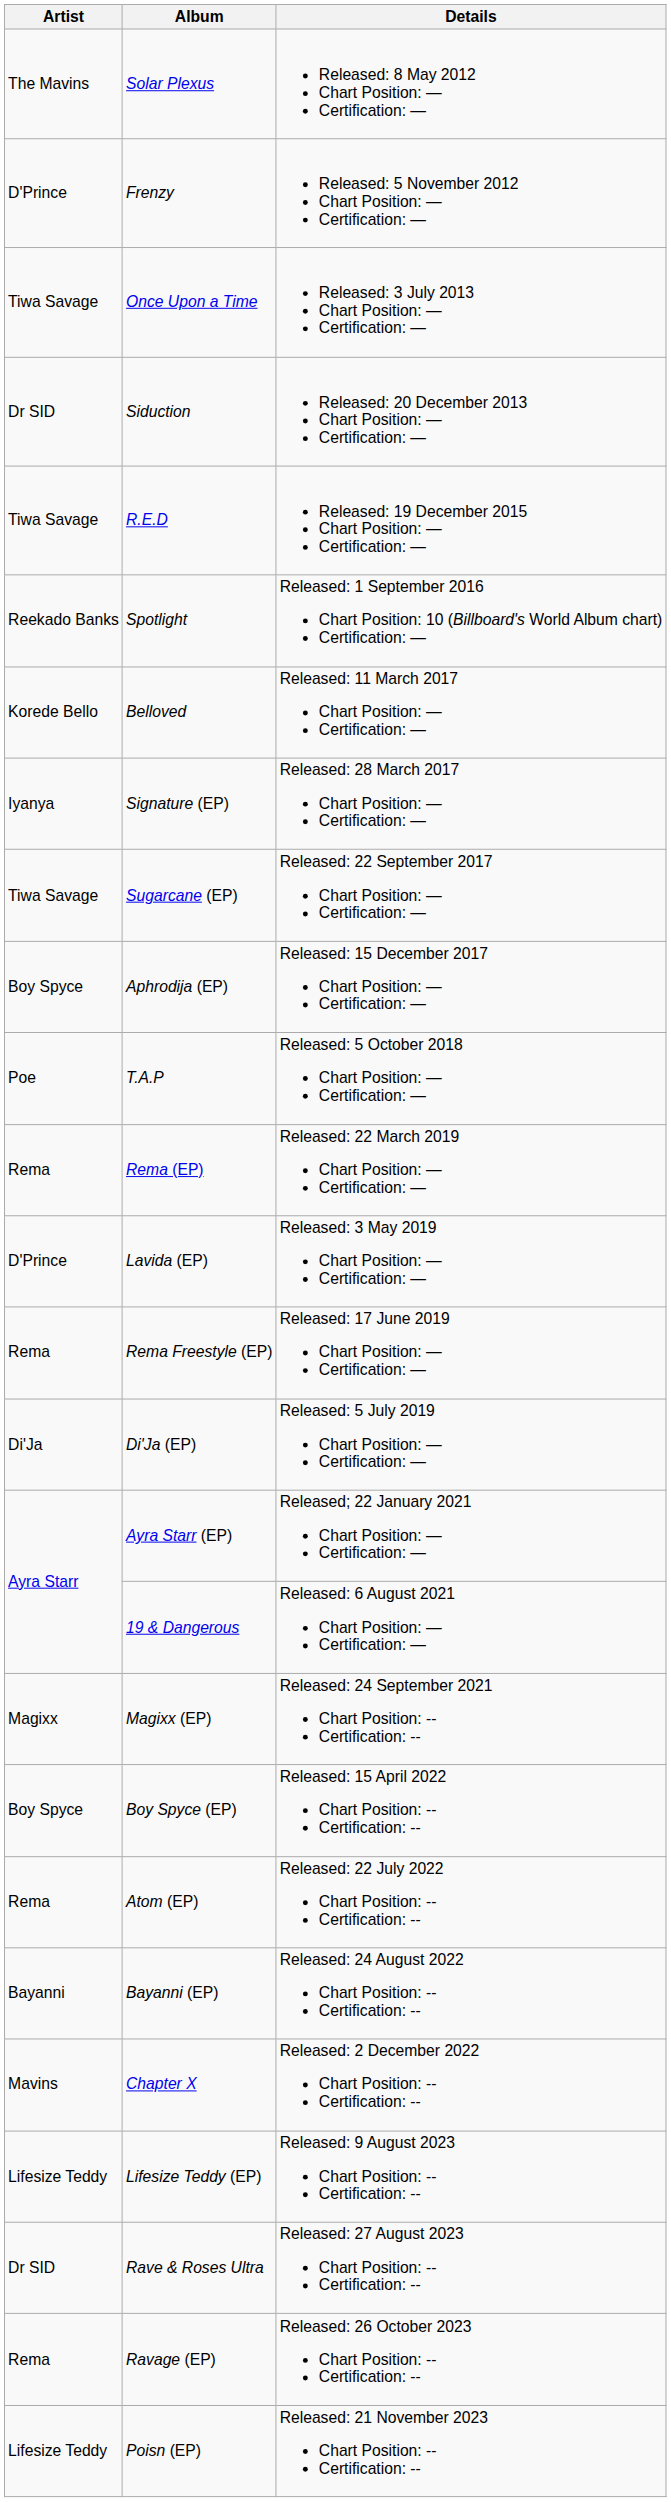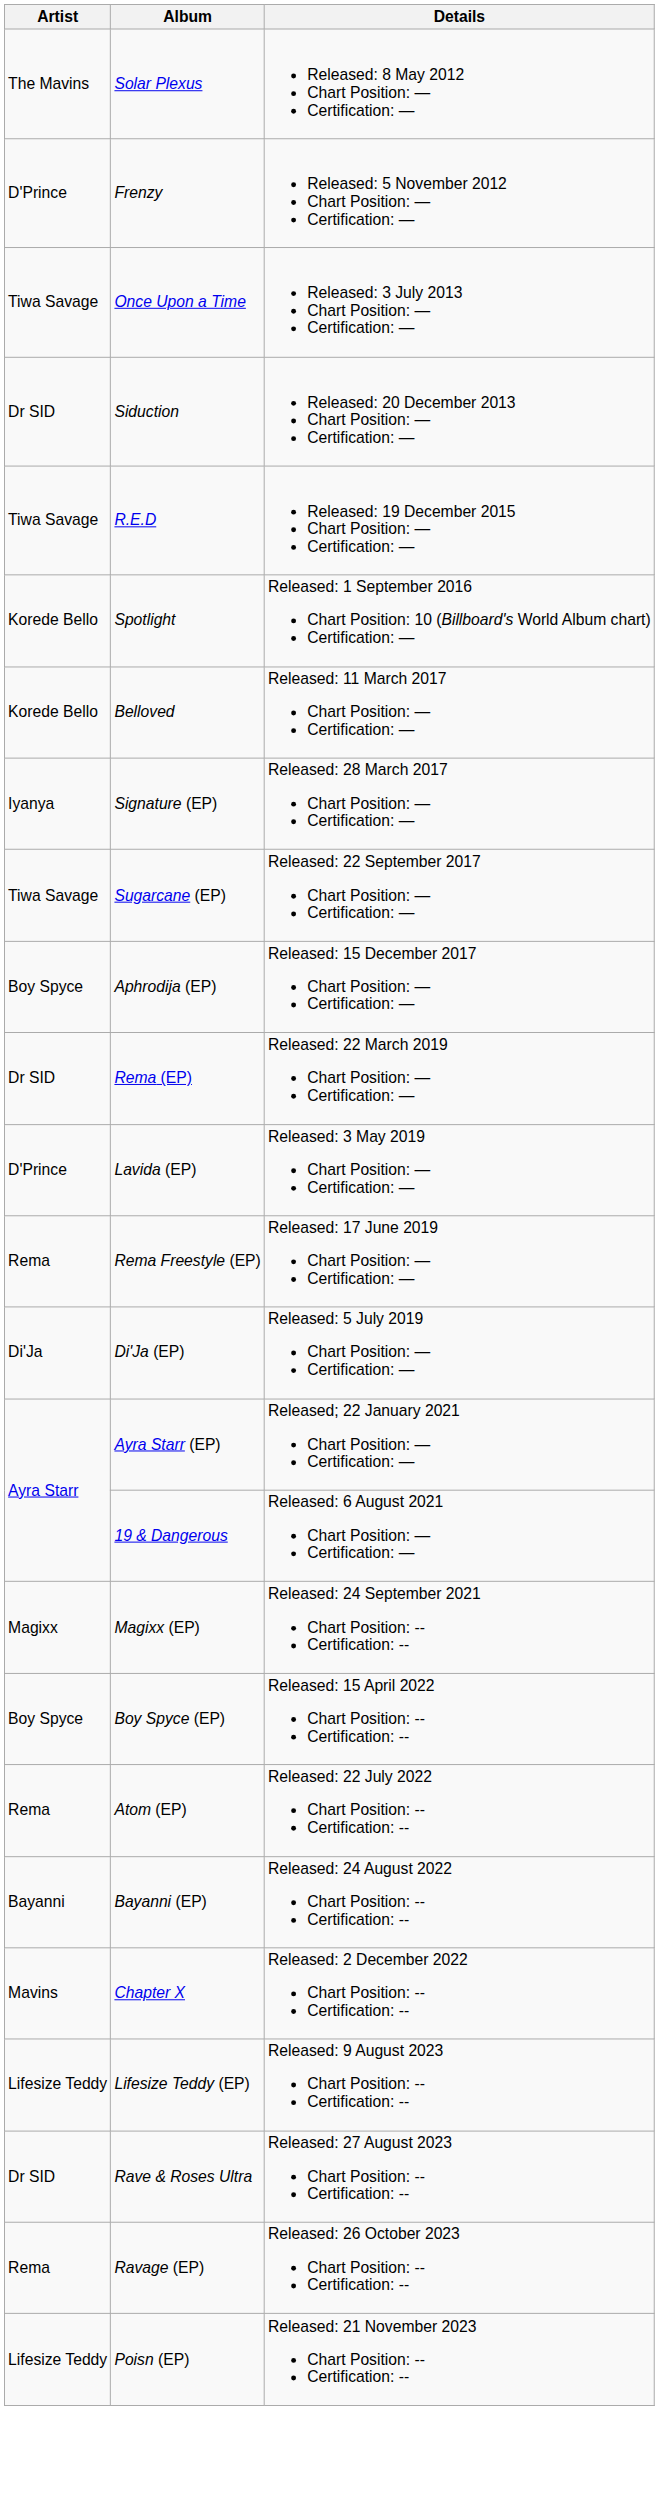(63, 620) Reekado Banks -> (53, 620) Korede Bello
- row: (145, 1078)
(29, 1169) Rema -> (32, 1078) Dr SID
